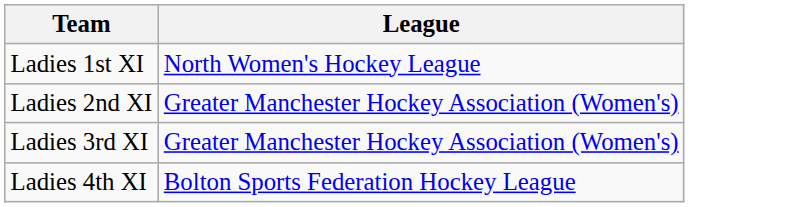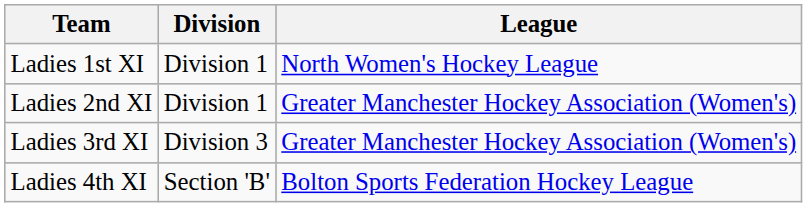+ column: (217, 24)
